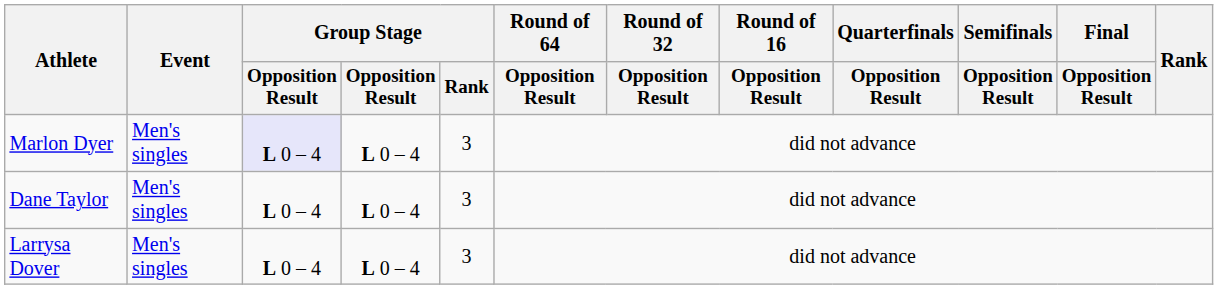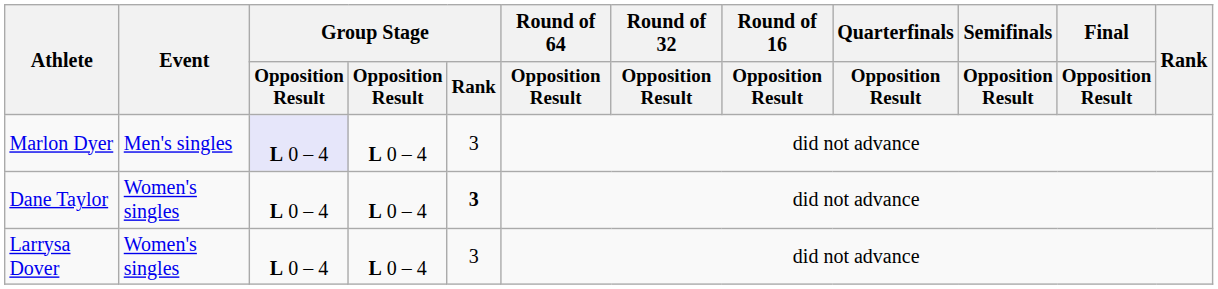(160, 199) Men's singles -> (160, 199) Women's singles
(467, 199) normal -> (474, 199) bold
(160, 256) Men's singles -> (160, 256) Women's singles
